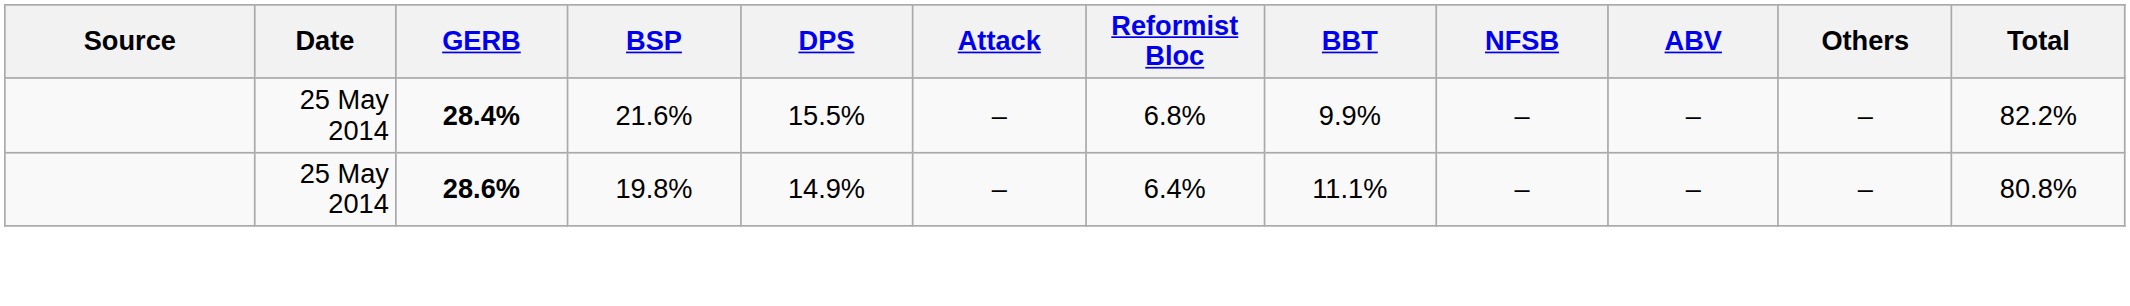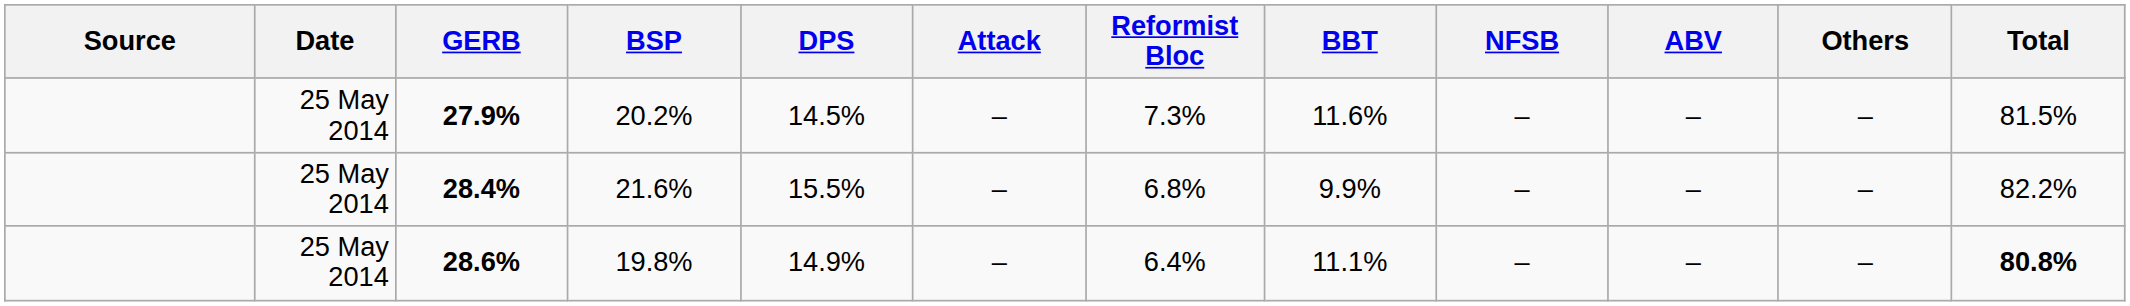+ row: (481, 115)
(2038, 188) normal -> (2038, 262) bold
